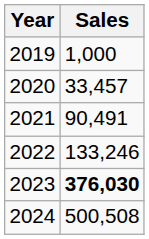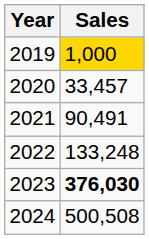(91, 53) no background -> (91, 53) gold background
(102, 151) 133,246 -> (102, 151) 133,248
